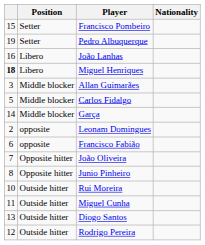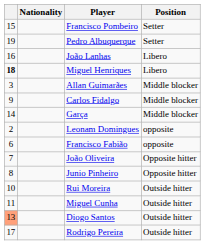columns swapped: (177, 12) <-> (47, 12)
(11, 100) 5 -> (11, 100) 9
(11, 218) no background -> (11, 218) lightsalmon background
(11, 233) 12 -> (11, 233) 17
